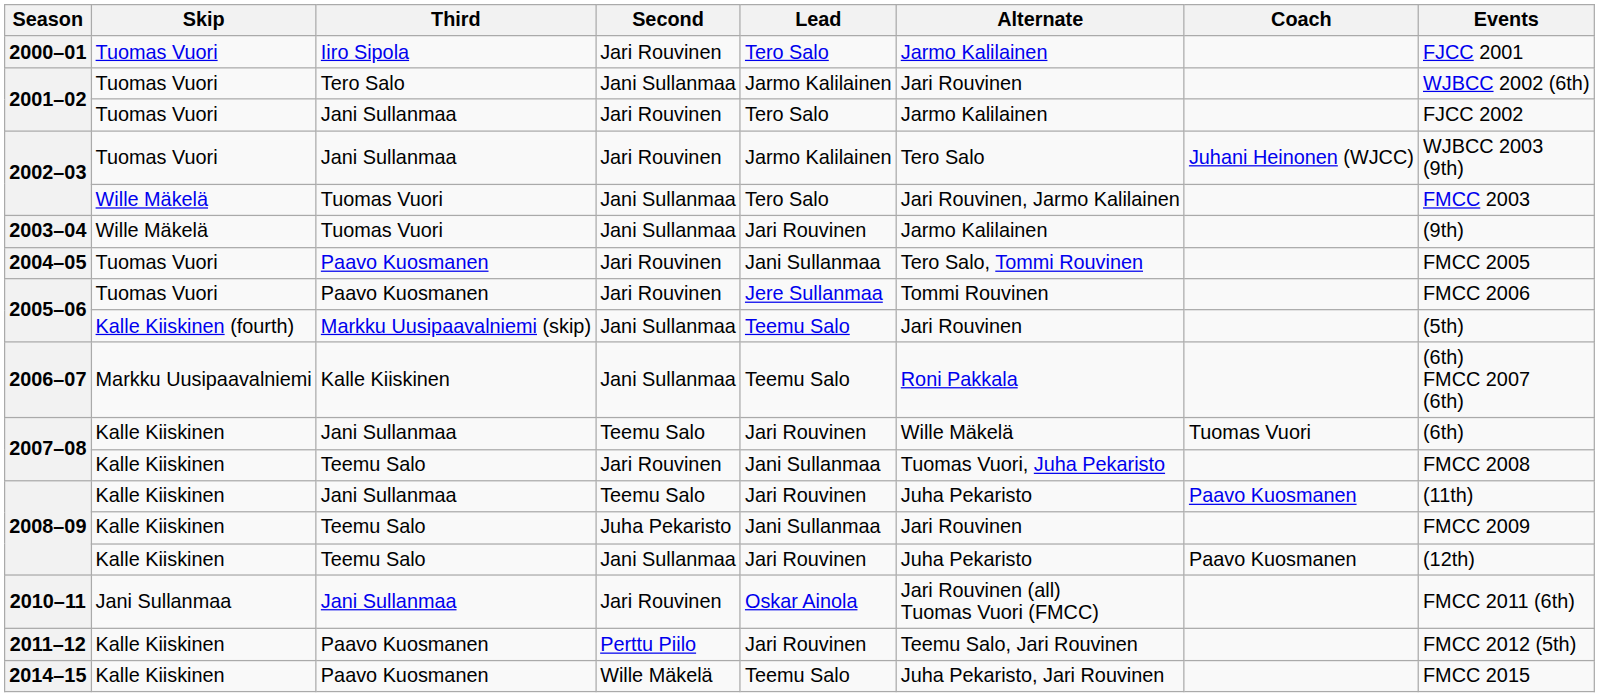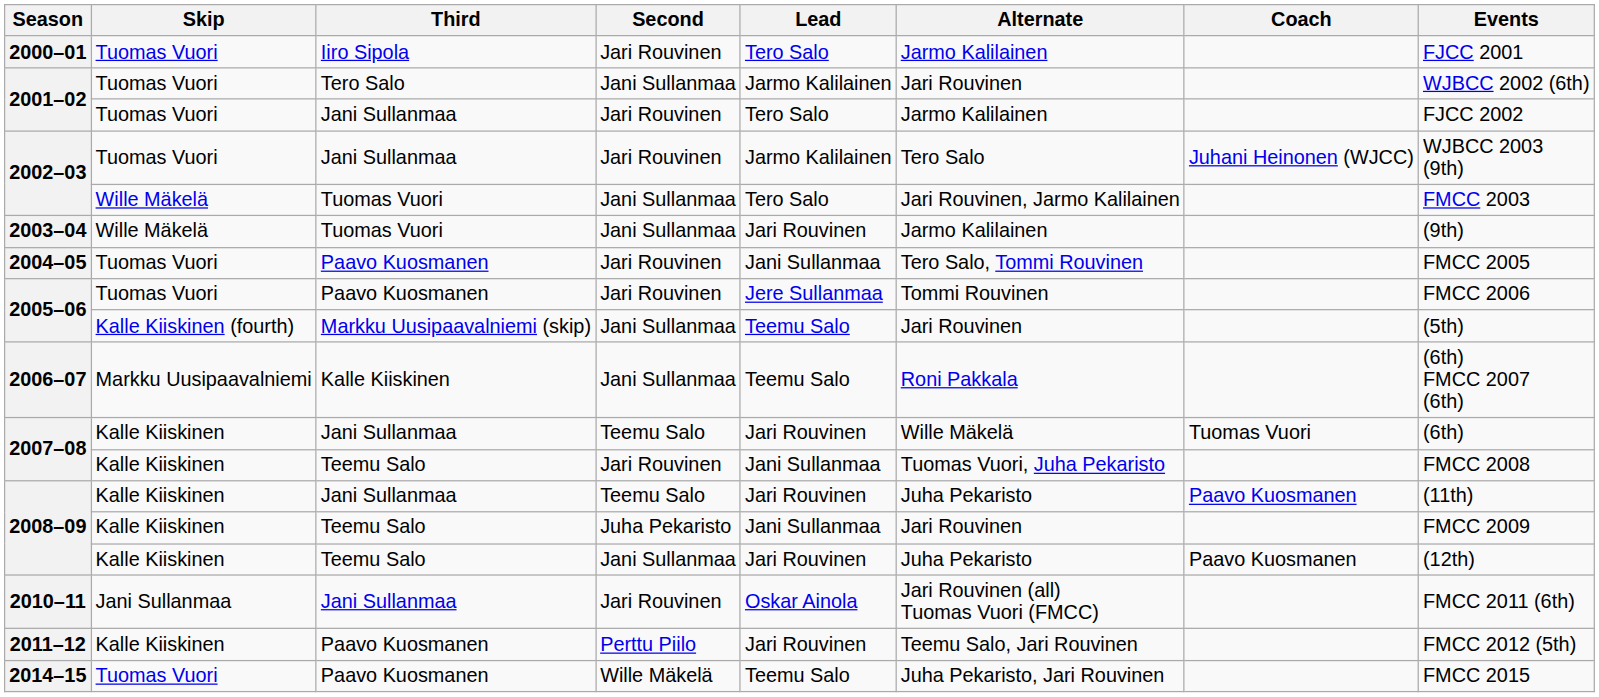(160, 675) Kalle Kiiskinen -> (157, 675) Tuomas Vuori
